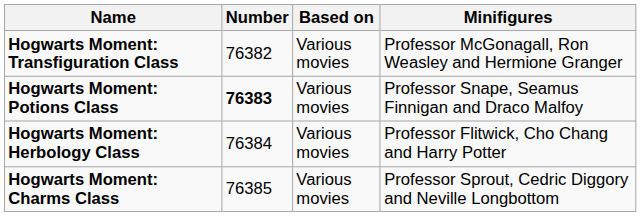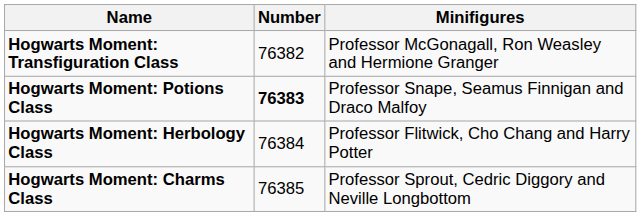- column: (336, 17)
